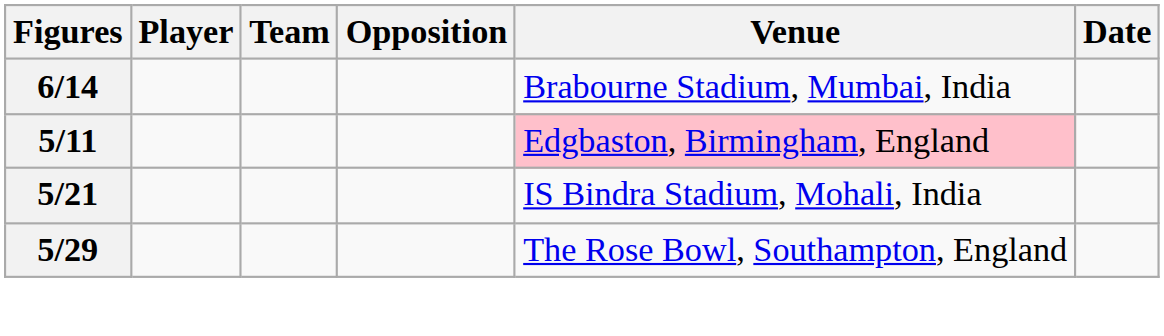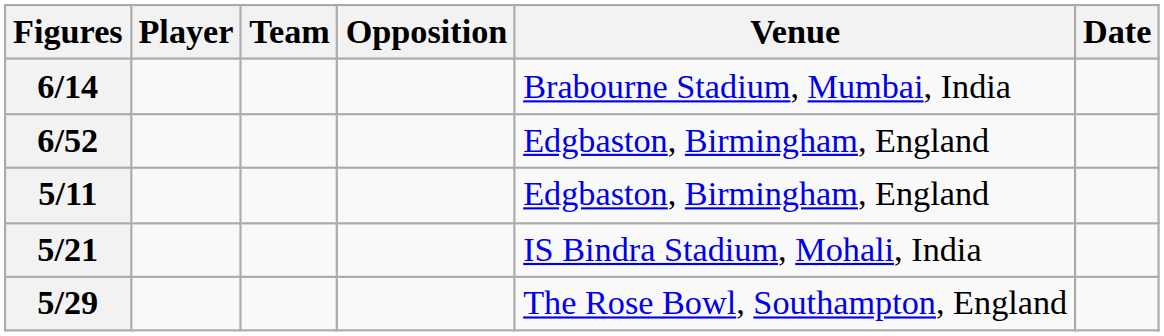+ row: (68, 140)
(756, 140) pink background -> (756, 194) no background
